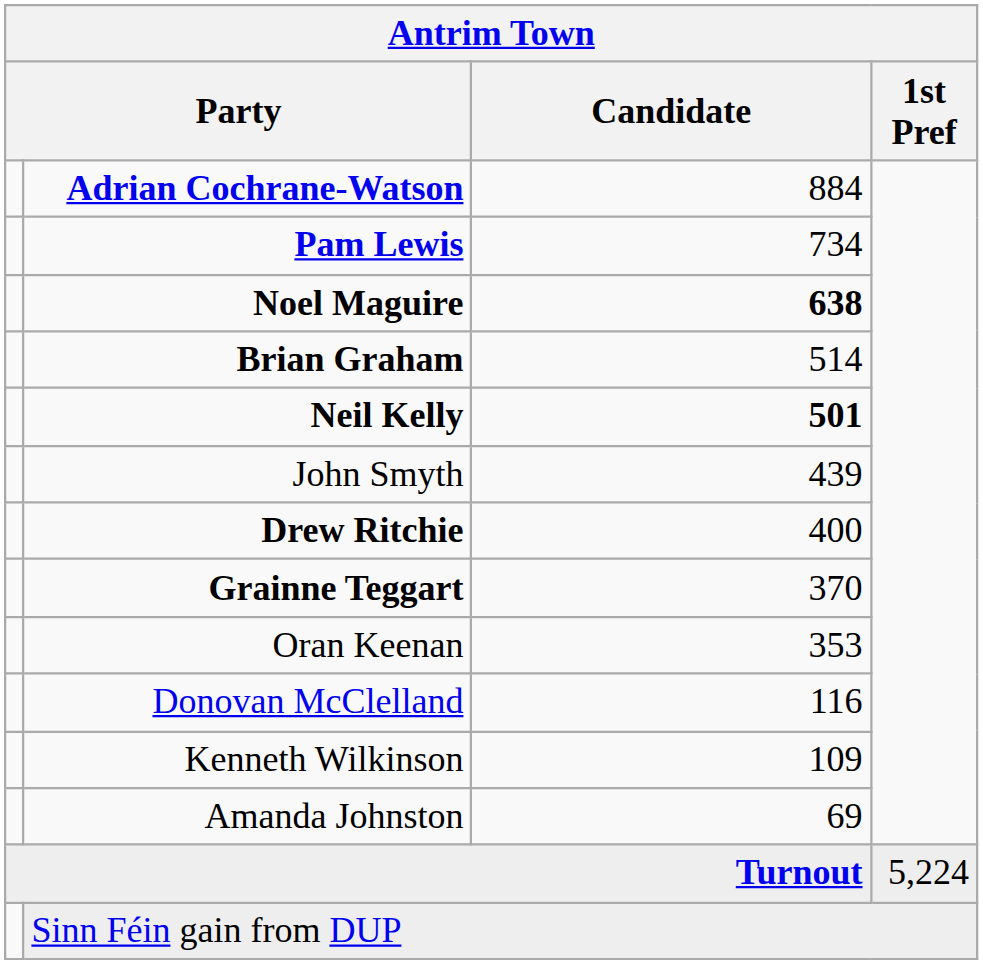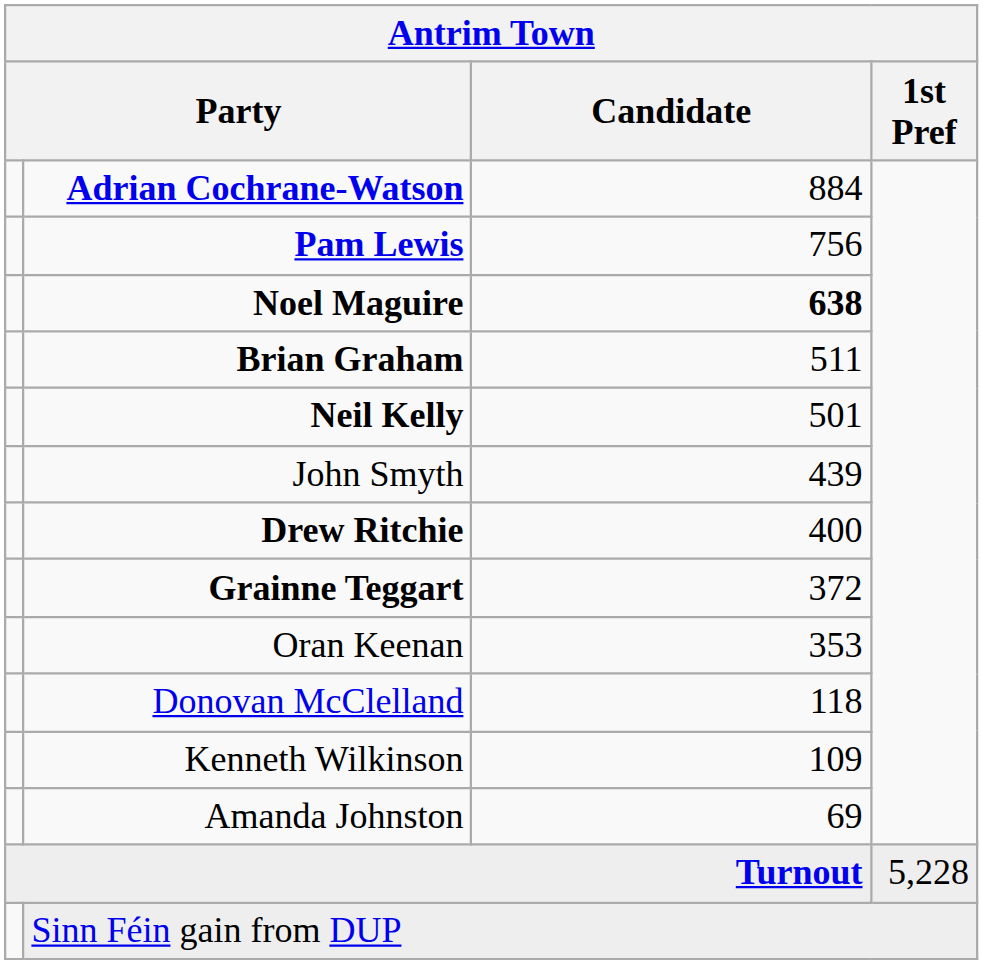(836, 244) 734 -> (836, 244) 756
(836, 359) 514 -> (836, 359) 511
(836, 416) bold -> (836, 416) normal
(836, 587) 370 -> (836, 587) 372
(836, 701) 116 -> (836, 701) 118
(929, 872) 5,224 -> (929, 872) 5,228
